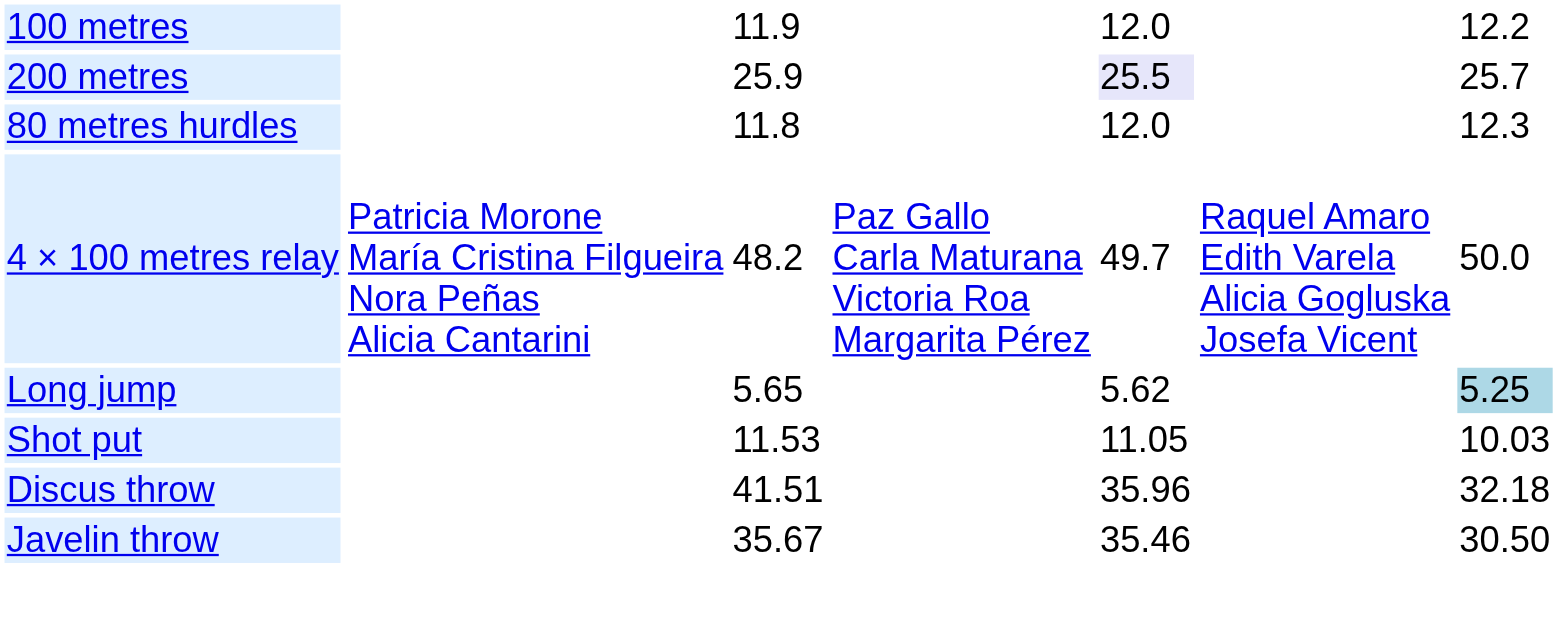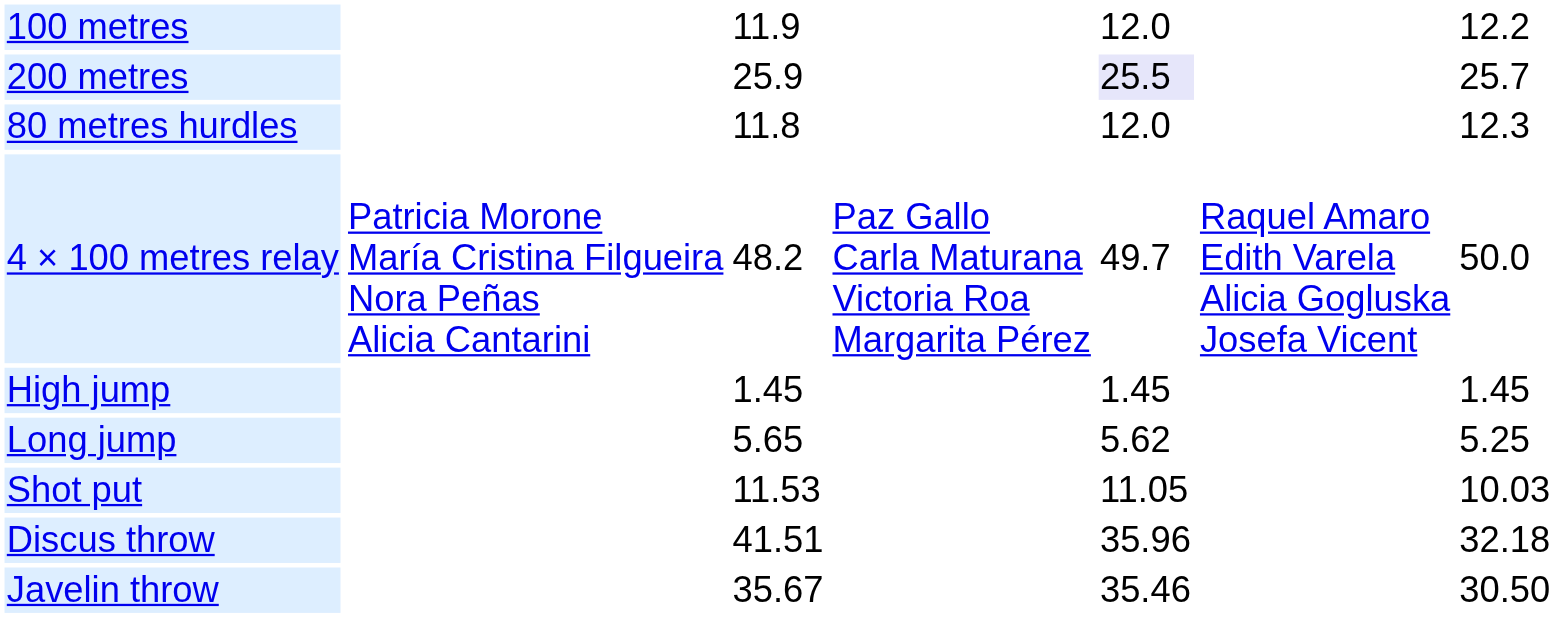+ row: (89, 389)
(1495, 389) lightblue background -> (1495, 439) no background
